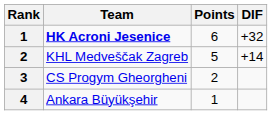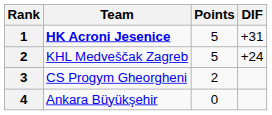(214, 36) 6 -> (214, 36) 5
(252, 36) +32 -> (252, 36) +31
(252, 57) +14 -> (252, 57) +24
(214, 99) 1 -> (214, 99) 0
